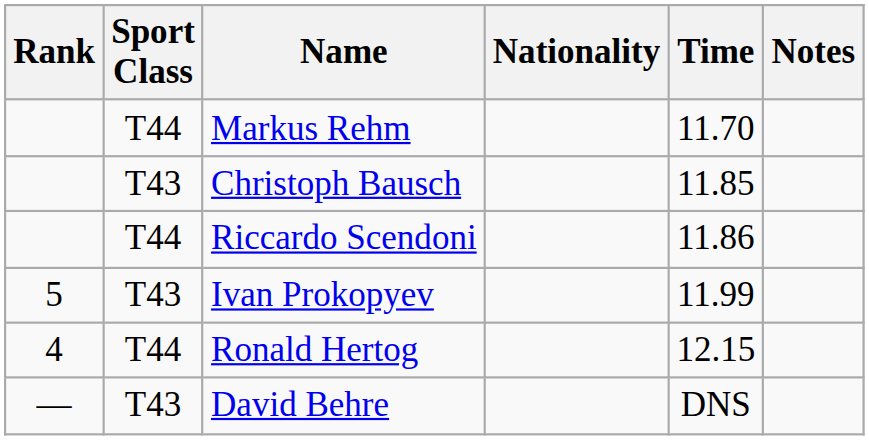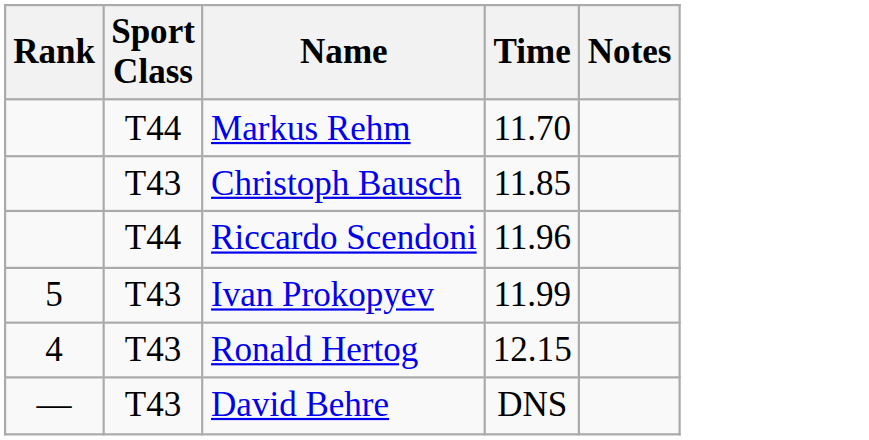- column: (577, 51)
(716, 238) 11.86 -> (532, 238) 11.96
(153, 349) T44 -> (153, 349) T43
